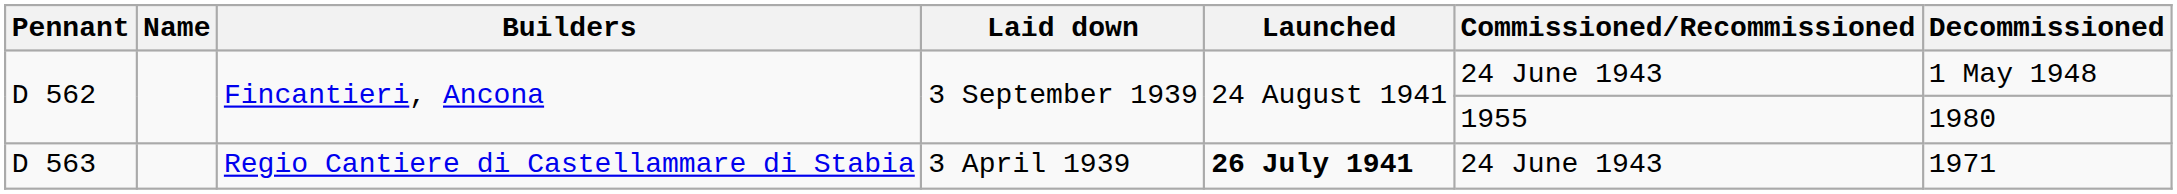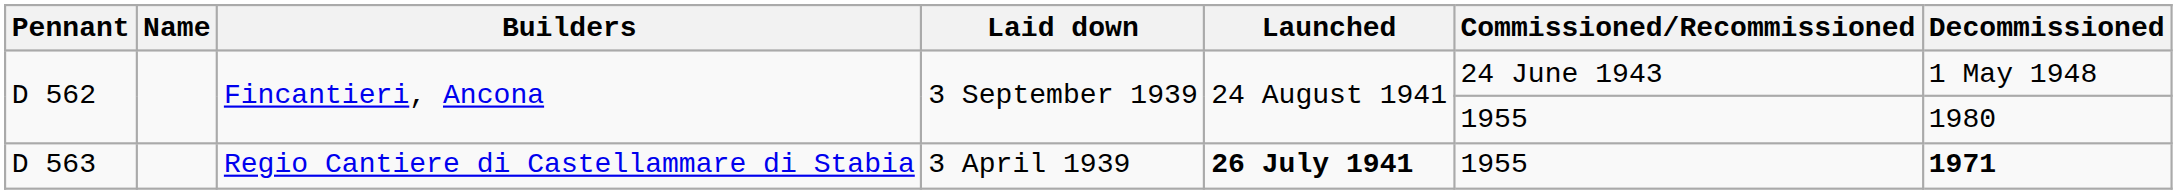(1562, 165) 24 June 1943 -> (1494, 165) 1955
(1962, 165) normal -> (1962, 165) bold
